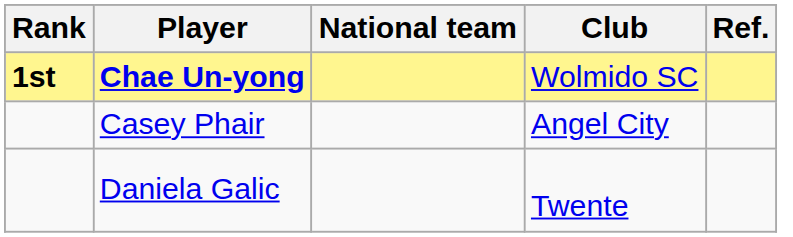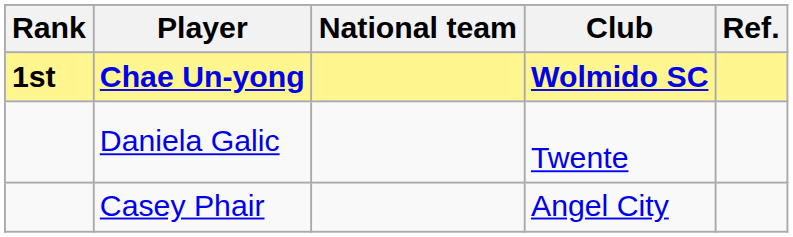(615, 76) normal -> (620, 76) bold
rows swapped: (190, 189) <-> (182, 124)
